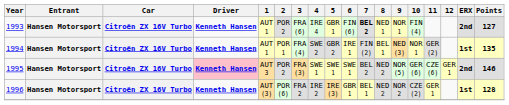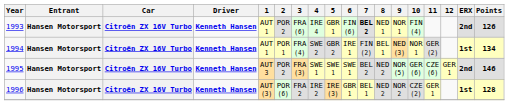(489, 27) 127 -> (489, 27) 126
(489, 47) 135 -> (489, 47) 134
(226, 68) pink background -> (226, 68) no background
